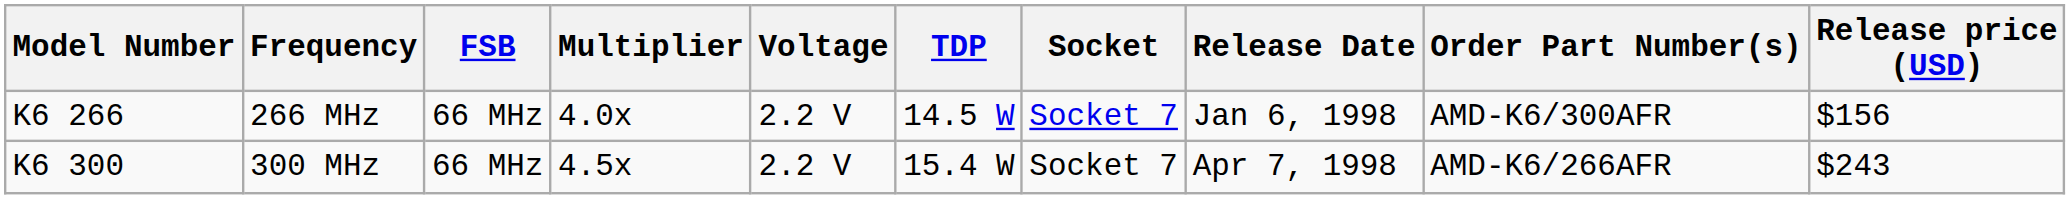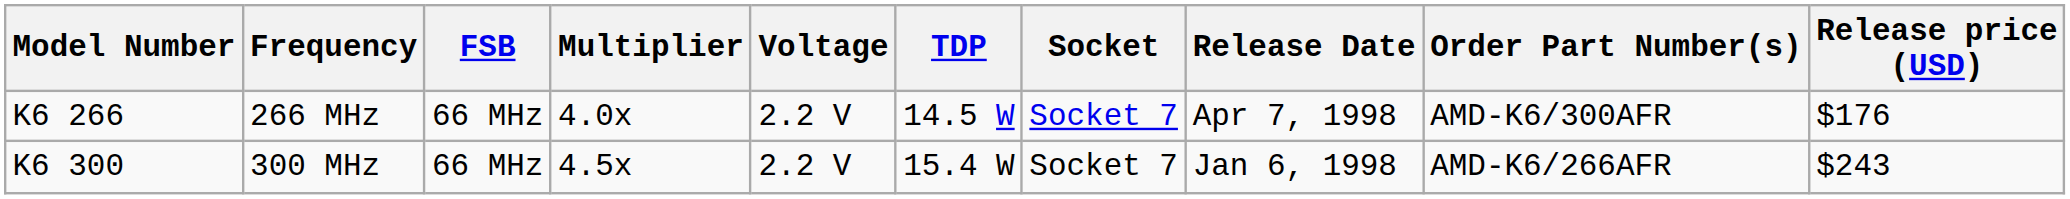(1295, 117) Jan 6, 1998 -> (1295, 117) Apr 7, 1998
(1853, 117) $156 -> (1853, 117) $176
(1295, 167) Apr 7, 1998 -> (1295, 167) Jan 6, 1998
